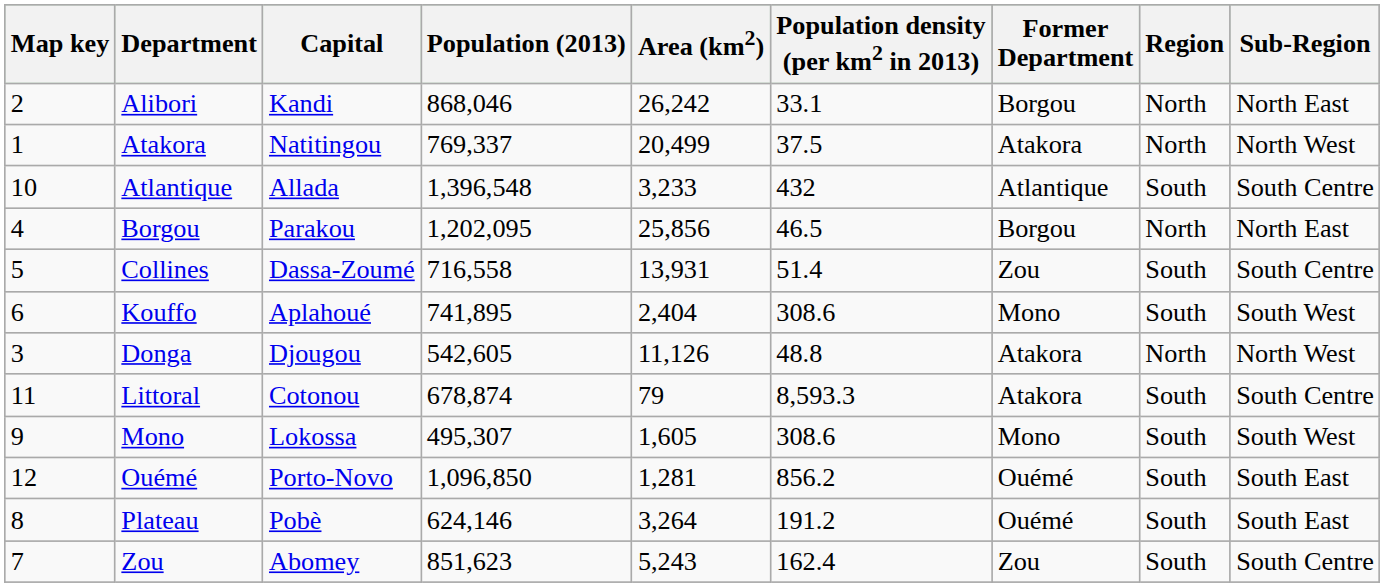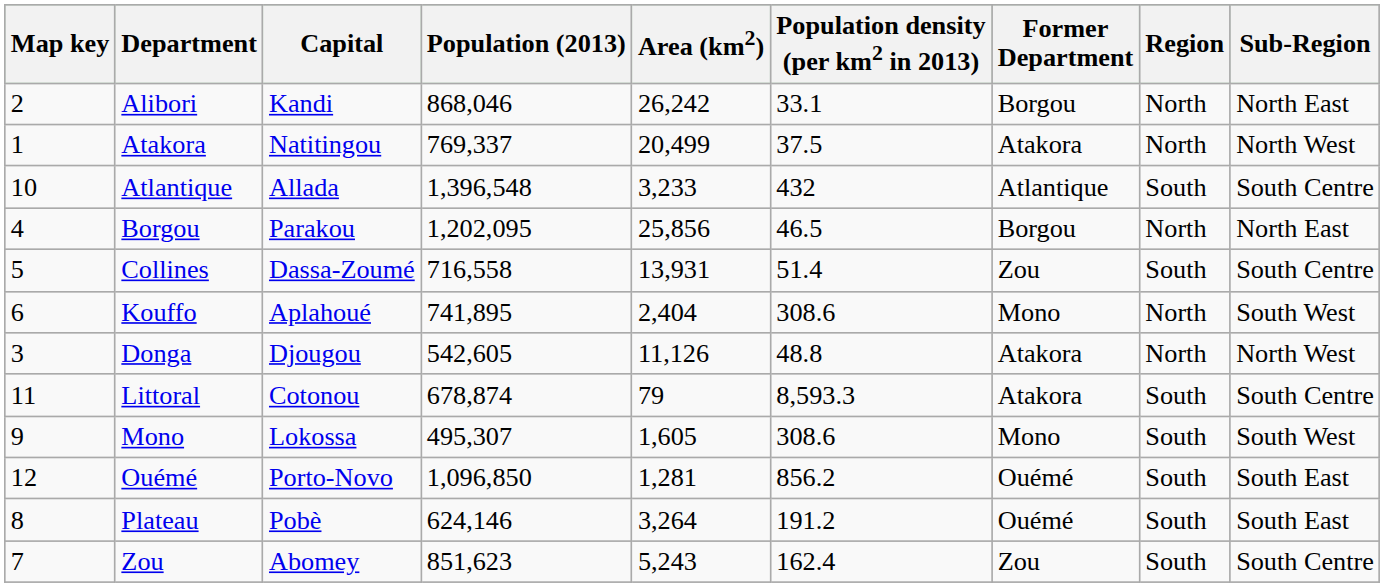(1176, 311) South -> (1176, 311) North
